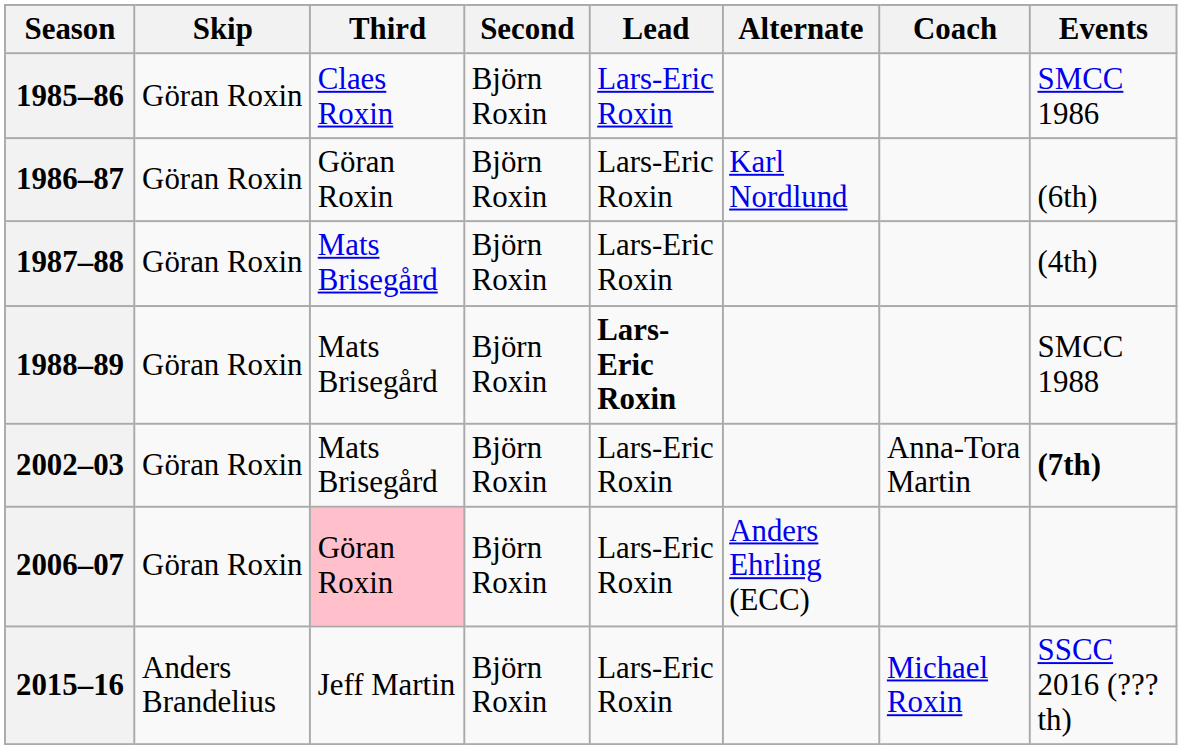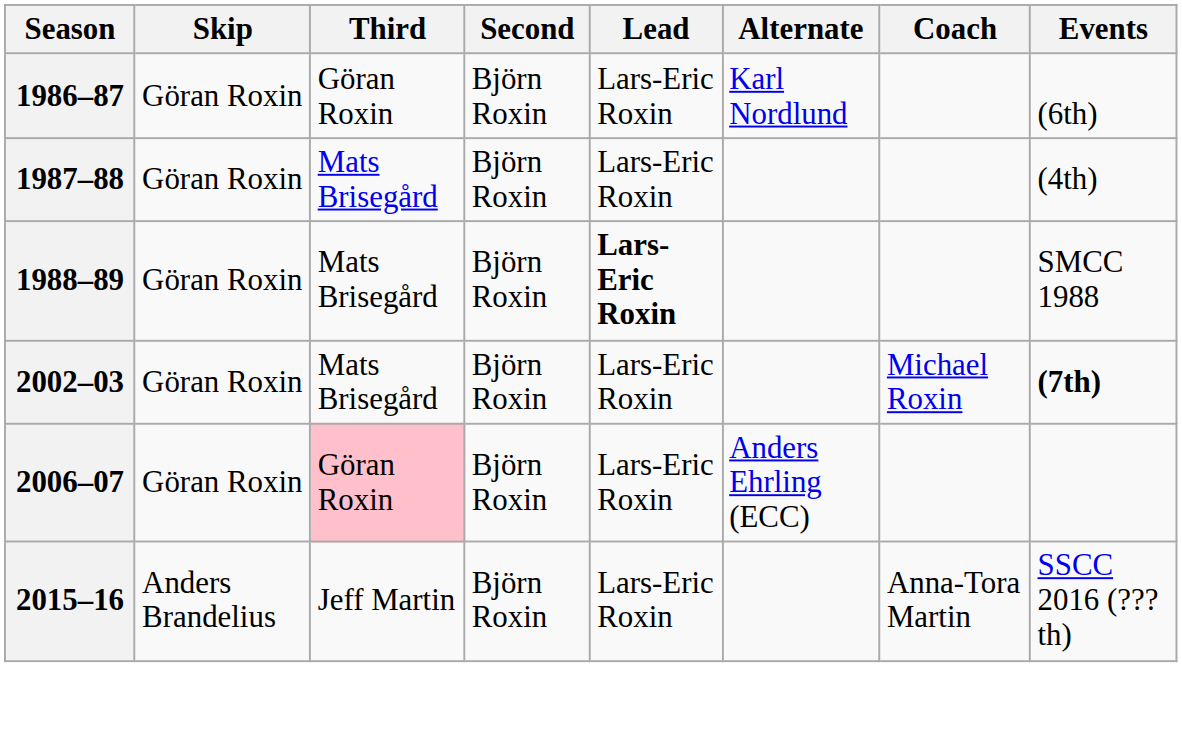- row: (70, 95)
(954, 464) Anna-Tora Martin -> (937, 381) Michael Roxin
(937, 684) Michael Roxin -> (954, 600) Anna-Tora Martin
